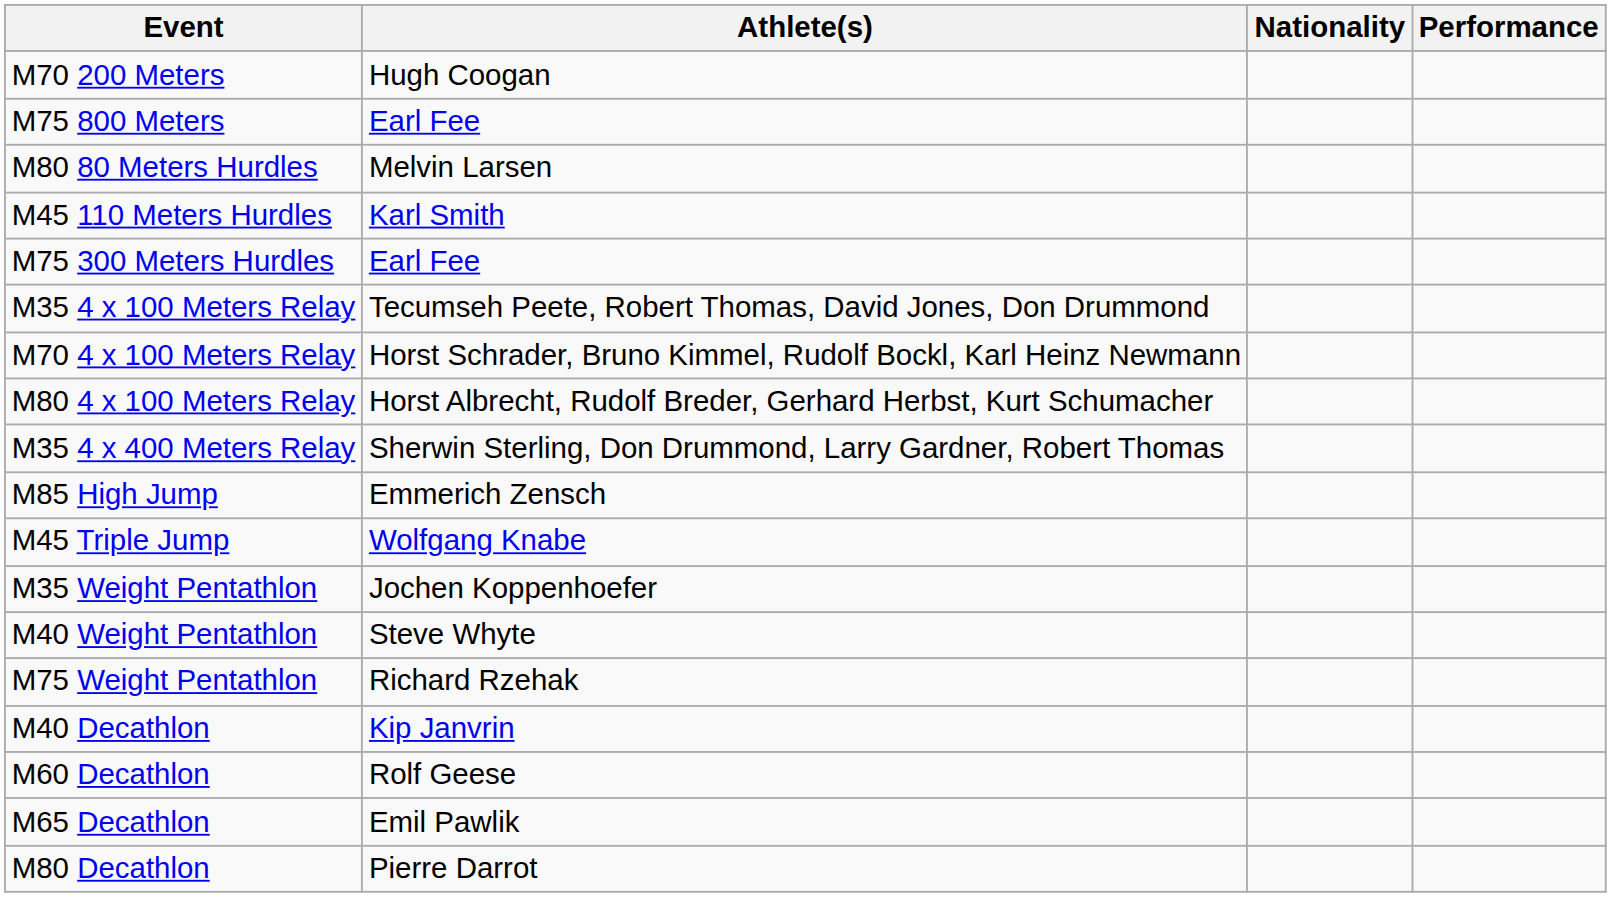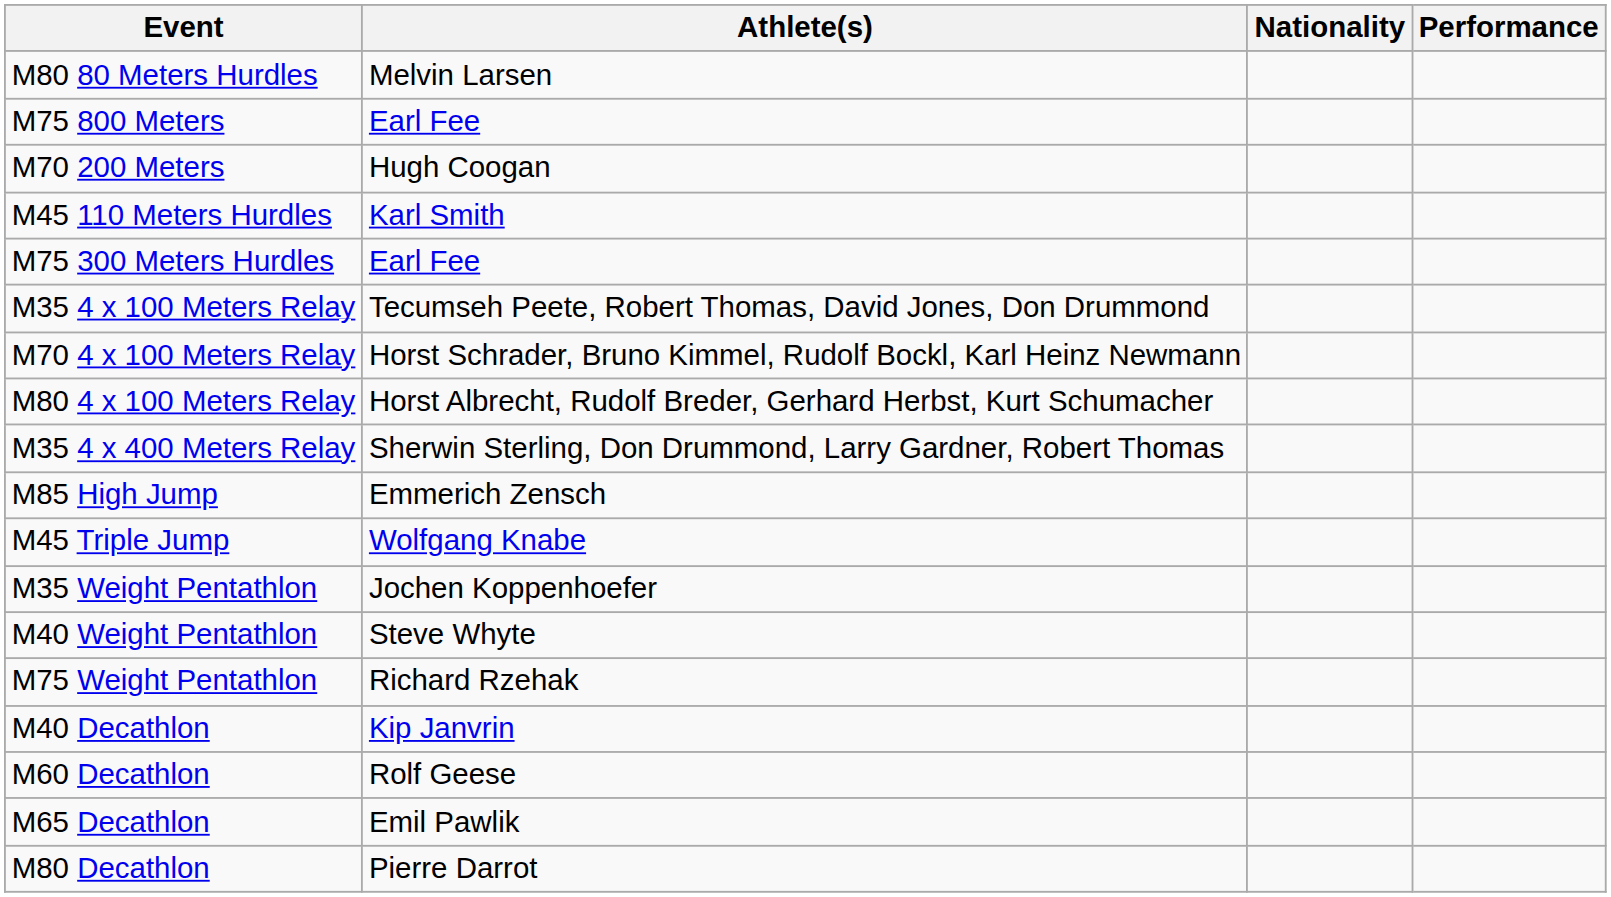rows swapped: (118, 74) <-> (165, 167)
